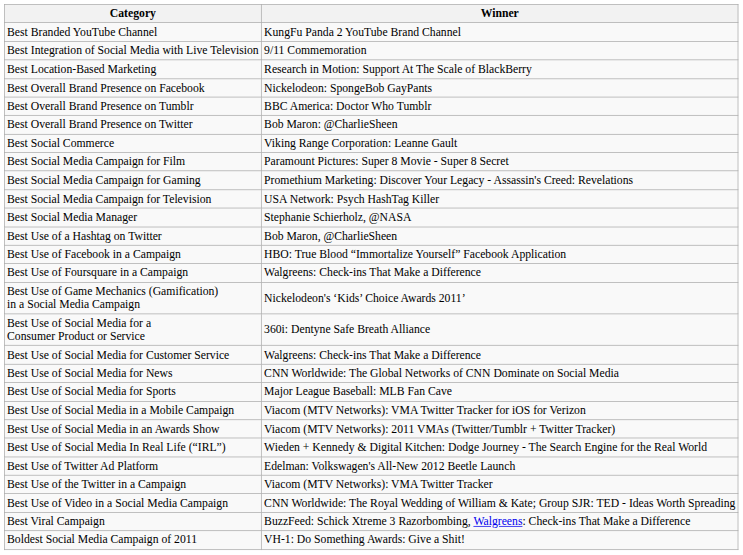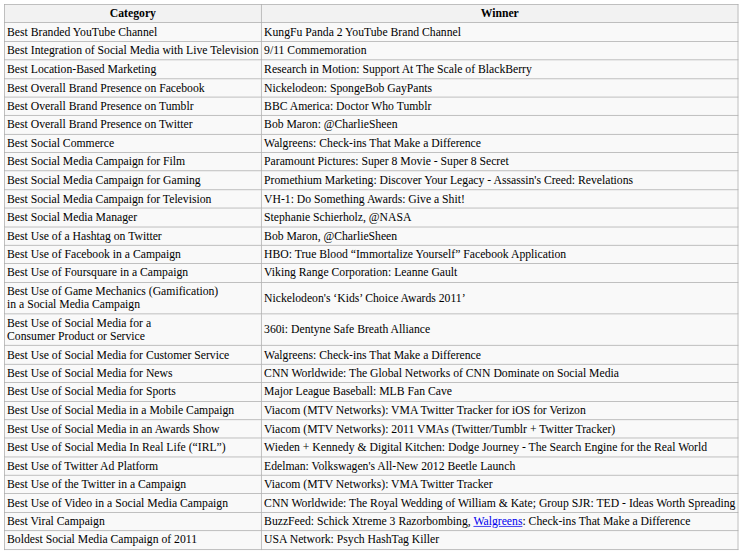(361, 143) Viking Range Corporation: Leanne Gault -> (373, 143) Walgreens: Check-ins That Make a Difference
(352, 198) USA Network: Psych HashTag Killer -> (364, 198) VH-1: Do Something Awards: Give a Shit!
(373, 273) Walgreens: Check-ins That Make a Difference -> (361, 273) Viking Range Corporation: Leanne Gault
(364, 540) VH-1: Do Something Awards: Give a Shit! -> (352, 540) USA Network: Psych HashTag Killer
